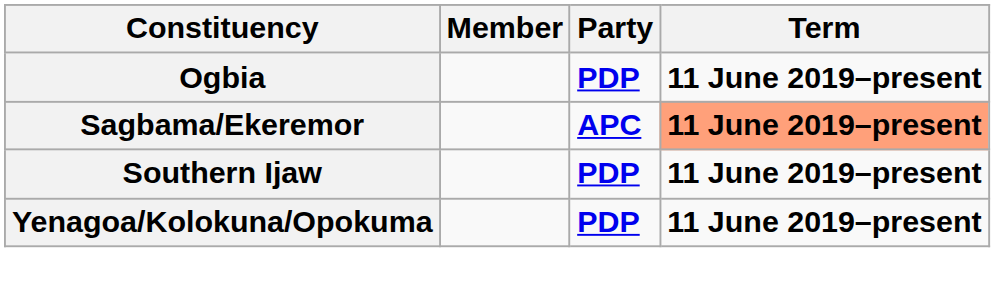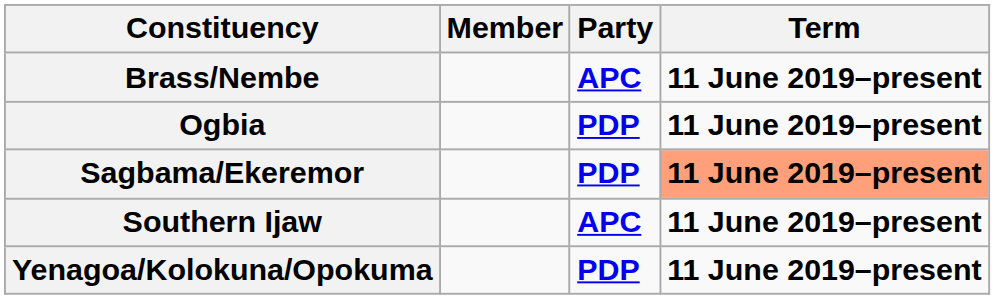+ row: (222, 76)
(609, 125) APC -> (608, 173) PDP
(608, 173) PDP -> (609, 221) APC
